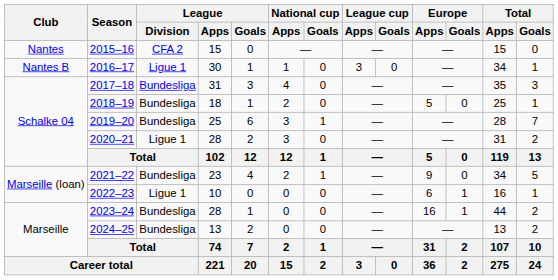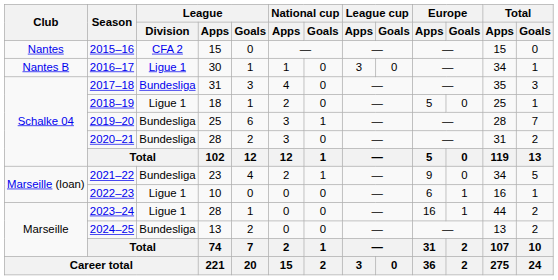(167, 103) Bundesliga -> (167, 103) Ligue 1
(167, 139) Ligue 1 -> (167, 139) Bundesliga
(167, 211) Bundesliga -> (167, 211) Ligue 1
